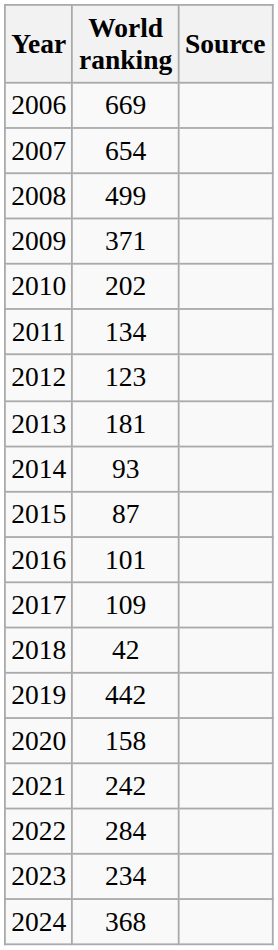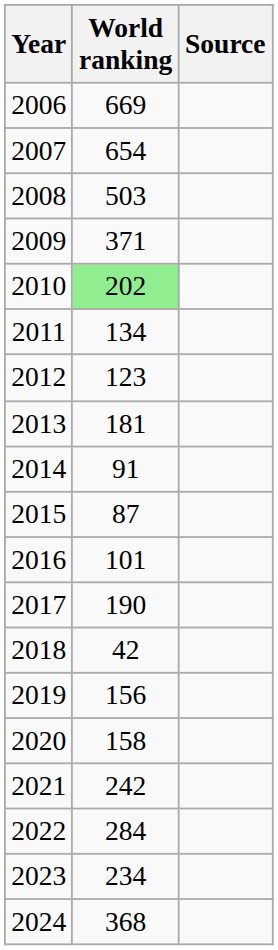(126, 196) 499 -> (126, 196) 503
(126, 286) no background -> (126, 286) lightgreen background
(126, 468) 93 -> (126, 468) 91
(126, 604) 109 -> (126, 604) 190
(126, 695) 442 -> (126, 695) 156
